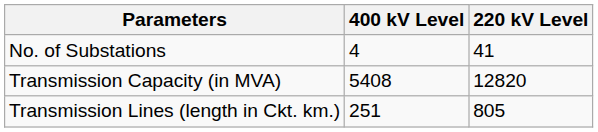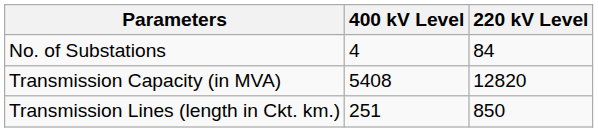(484, 50) 41 -> (484, 50) 84
(489, 111) 805 -> (489, 111) 850
